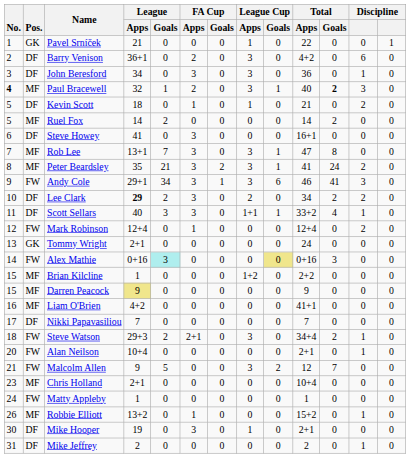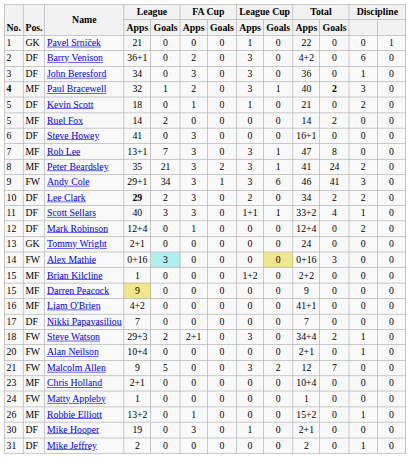(33, 228) FW -> (32, 228) DF
